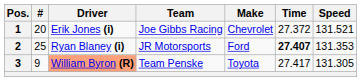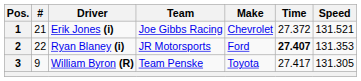(40, 30) 20 -> (40, 30) 21
(40, 47) 25 -> (40, 47) 22
(92, 63) lightsalmon background -> (92, 63) no background
